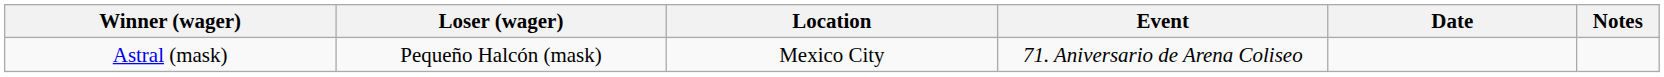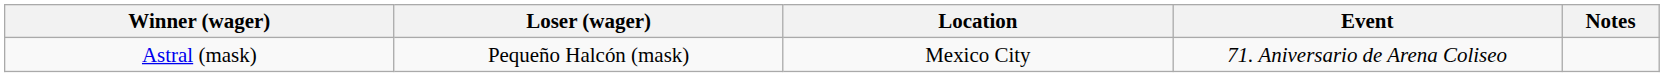- column: (1452, 21)
